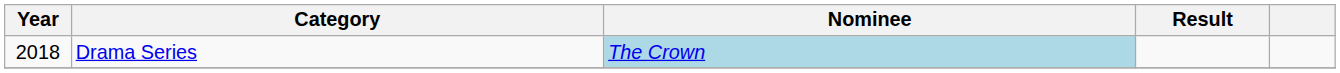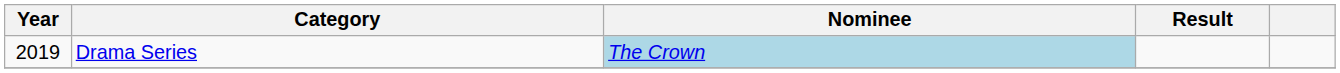(38, 51) 2018 -> (38, 51) 2019
